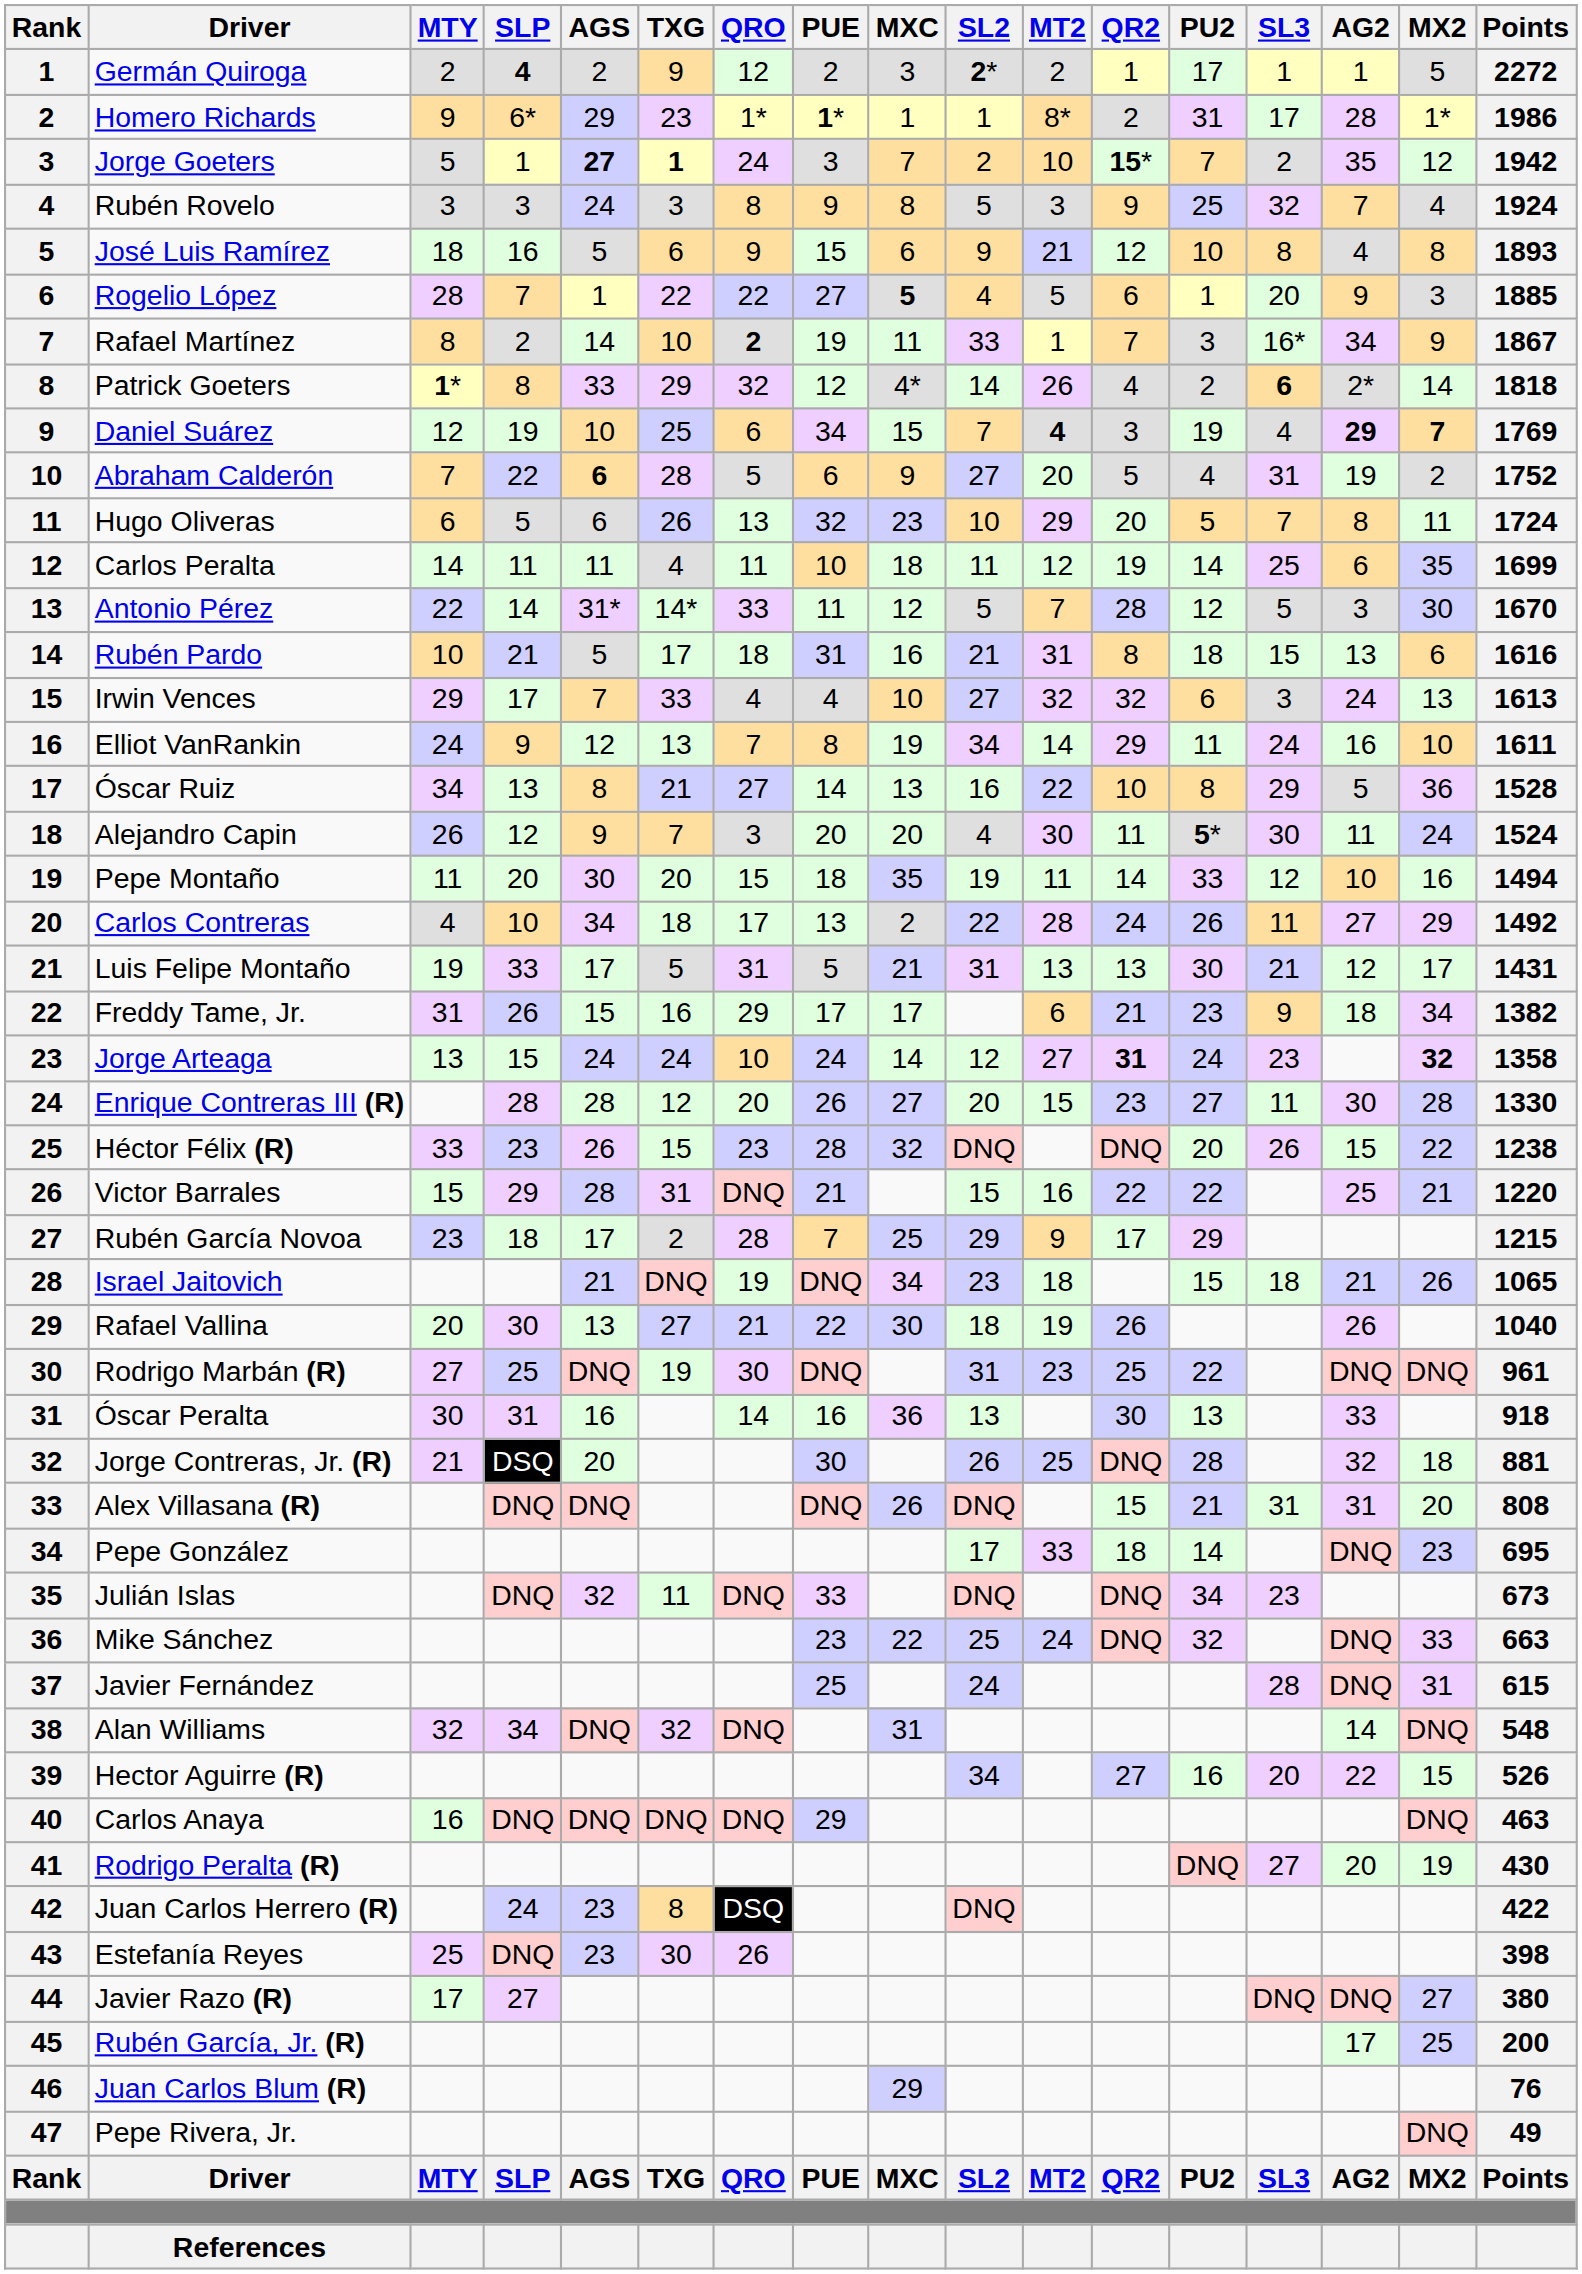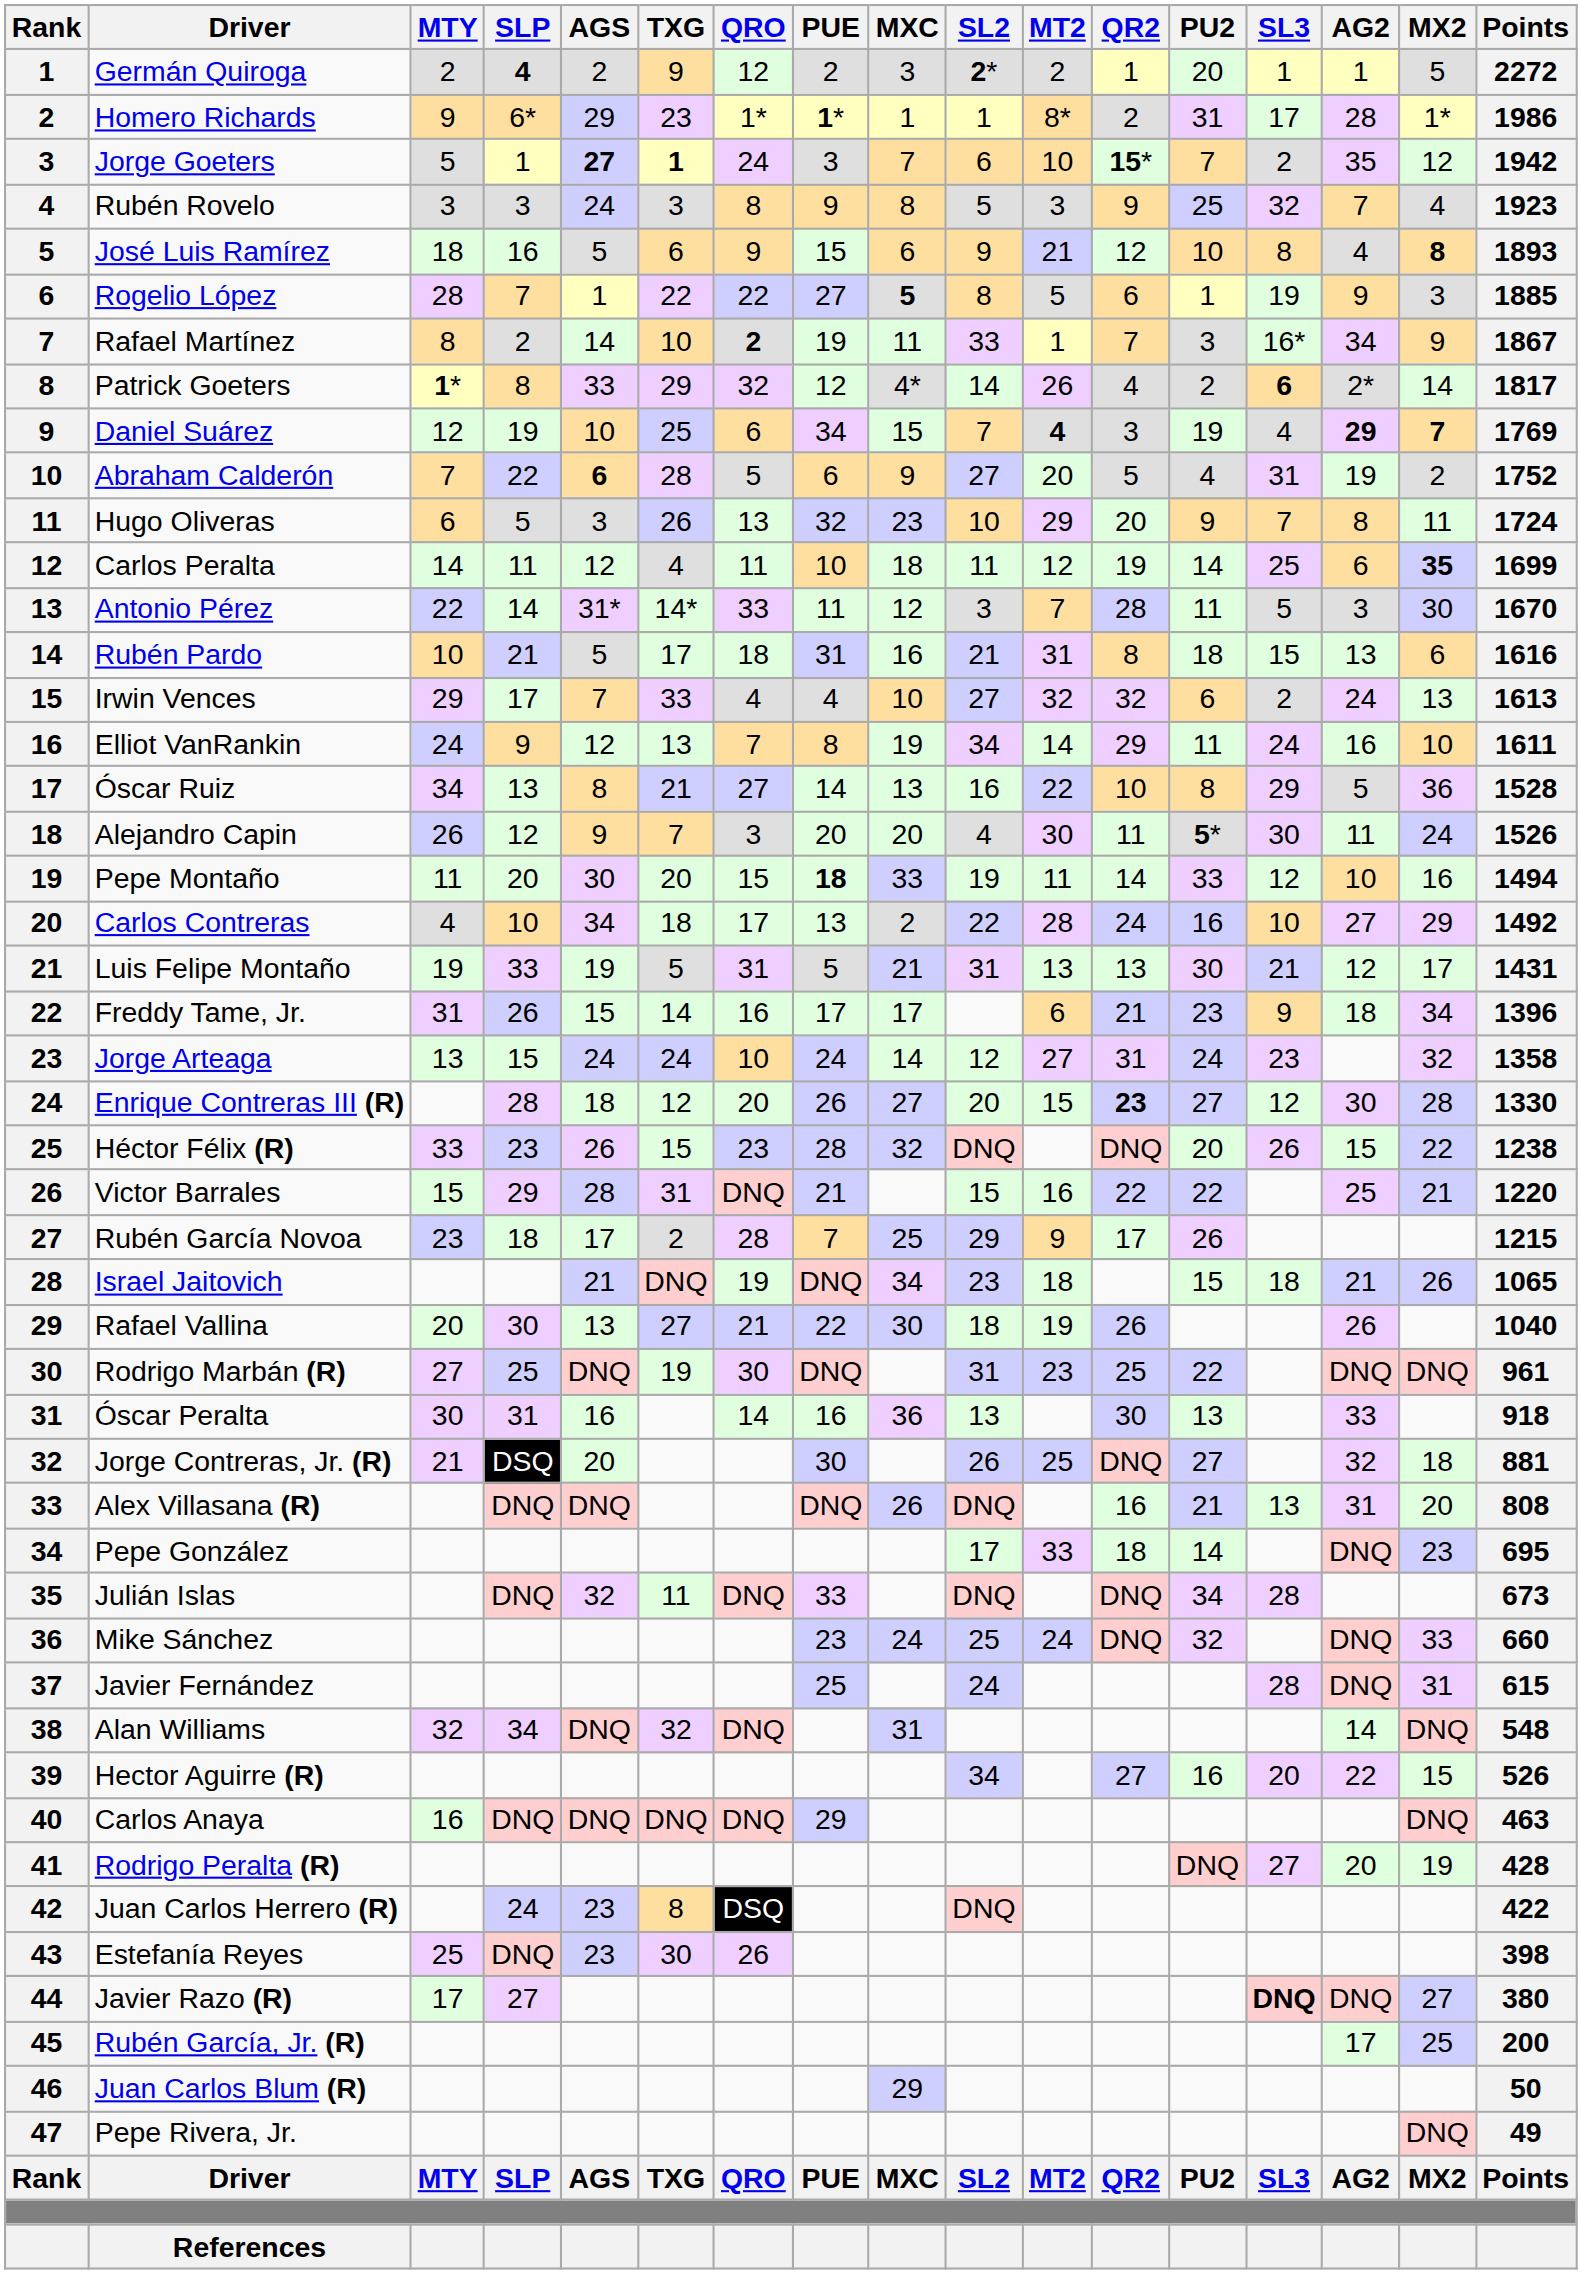(1207, 72) 17 -> (1207, 72) 20
(984, 161) 2 -> (984, 161) 6
(1526, 206) 1924 -> (1526, 206) 1923
(1437, 251) normal -> (1437, 251) bold
(984, 296) 4 -> (984, 296) 8
(1284, 296) 20 -> (1284, 296) 19
(1526, 385) 1818 -> (1526, 385) 1817
(599, 520) 6 -> (599, 520) 3
(1207, 520) 5 -> (1207, 520) 9
(599, 565) 11 -> (599, 565) 12
(1437, 565) normal -> (1437, 565) bold
(984, 609) 5 -> (984, 609) 3
(1207, 609) 12 -> (1207, 609) 11
(1284, 699) 3 -> (1284, 699) 2
(1526, 834) 1524 -> (1526, 834) 1526
(831, 878) normal -> (831, 878) bold
(907, 878) 35 -> (907, 878) 33
(1207, 923) 26 -> (1207, 923) 16
(1284, 923) 11 -> (1284, 923) 10
(599, 968) 17 -> (599, 968) 19
(676, 1013) 16 -> (676, 1013) 14
(753, 1013) 29 -> (753, 1013) 16
(1526, 1013) 1382 -> (1526, 1013) 1396
(1131, 1058) bold -> (1131, 1058) normal
(1437, 1058) bold -> (1437, 1058) normal
(599, 1102) 28 -> (599, 1102) 18
(1131, 1102) normal -> (1131, 1102) bold
(1284, 1102) 11 -> (1284, 1102) 12
(1207, 1237) 29 -> (1207, 1237) 26
(1207, 1461) 28 -> (1207, 1461) 27
(1131, 1506) 15 -> (1131, 1506) 16
(1284, 1506) 31 -> (1284, 1506) 13
(1284, 1595) 23 -> (1284, 1595) 28
(907, 1640) 22 -> (907, 1640) 24
(1526, 1640) 663 -> (1526, 1640) 660
(1526, 1864) 430 -> (1526, 1864) 428
(1284, 1998) normal -> (1284, 1998) bold
(1526, 2088) 76 -> (1526, 2088) 50
